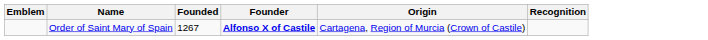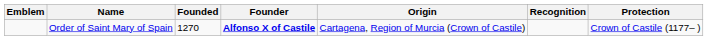+ column: (646, 12)
(188, 27) 1267 -> (188, 27) 1270
